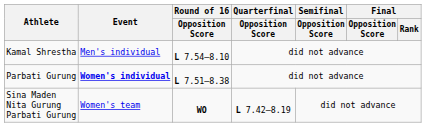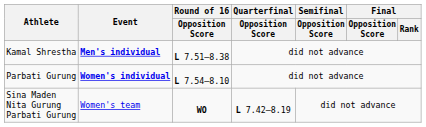(120, 52) normal -> (120, 52) bold
(202, 57) L 7.54–8.10 -> (202, 57) L 7.51–8.38
(202, 81) L 7.51–8.38 -> (202, 81) L 7.54–8.10
